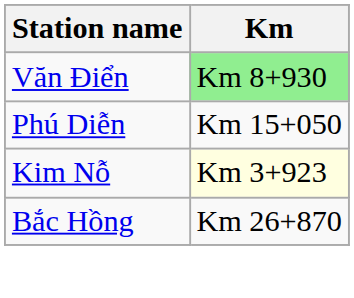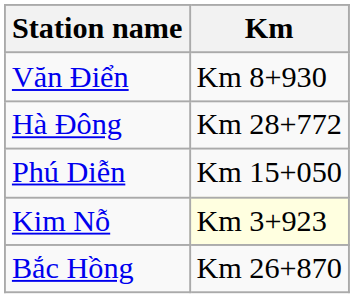(262, 76) lightgreen background -> (262, 76) no background
+ row: (67, 124)
